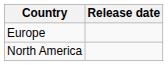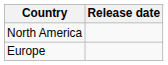rows swapped: (26, 32) <-> (45, 51)
